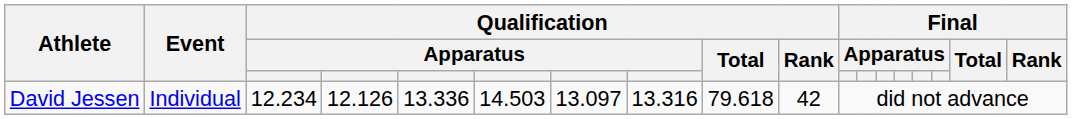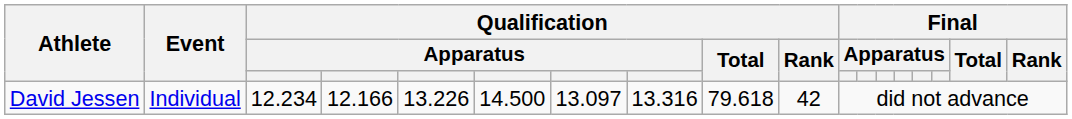(360, 98) 12.126 -> (360, 98) 12.166
(436, 98) 13.336 -> (436, 98) 13.226
(512, 98) 14.503 -> (512, 98) 14.500
